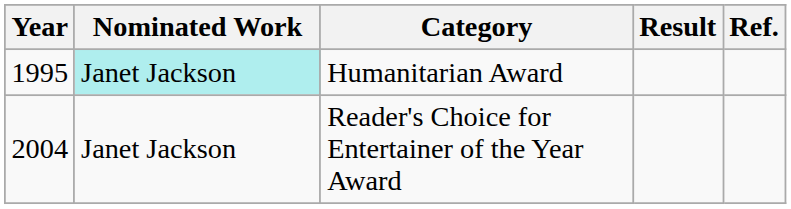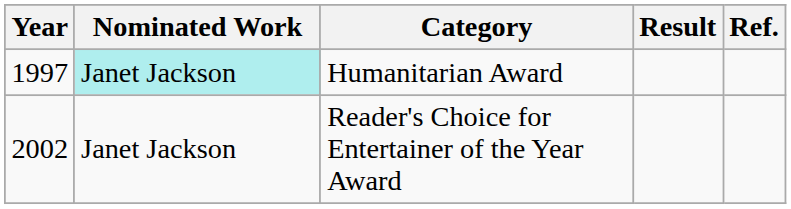(40, 71) 1995 -> (40, 71) 1997
(40, 148) 2004 -> (40, 148) 2002
